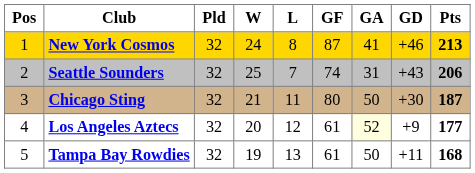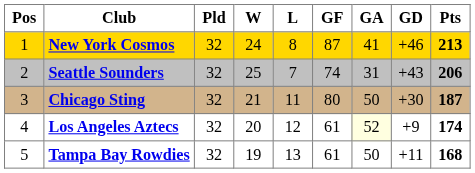(450, 127) 177 -> (450, 127) 174
